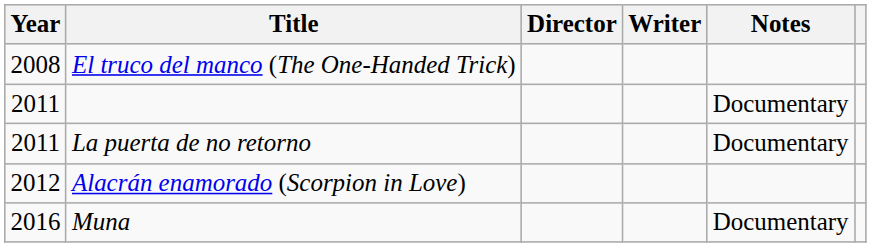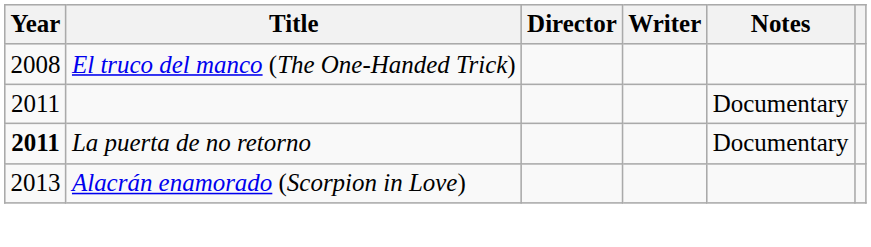(35, 143) normal -> (35, 143) bold
(35, 182) 2012 -> (35, 182) 2013
- row: (101, 222)
